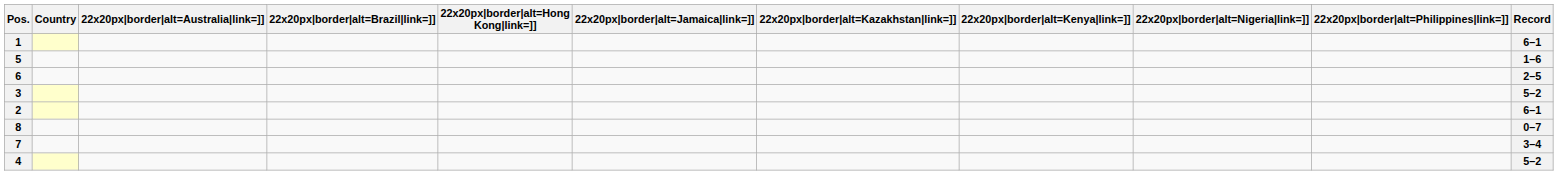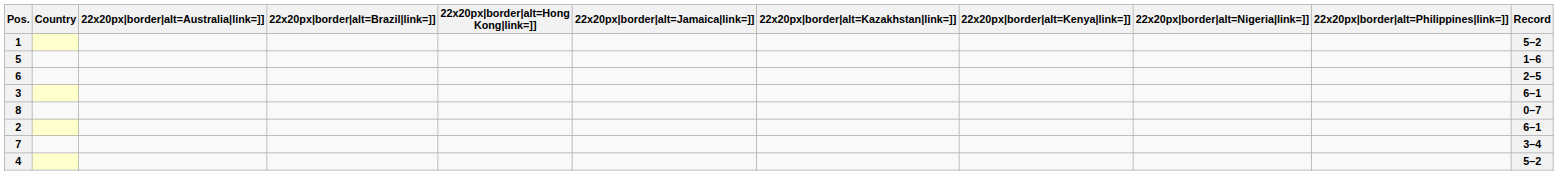(1532, 42) 6–1 -> (1532, 42) 5–2
(1532, 94) 5–2 -> (1532, 94) 6–1
rows swapped: (18, 111) <-> (18, 128)
